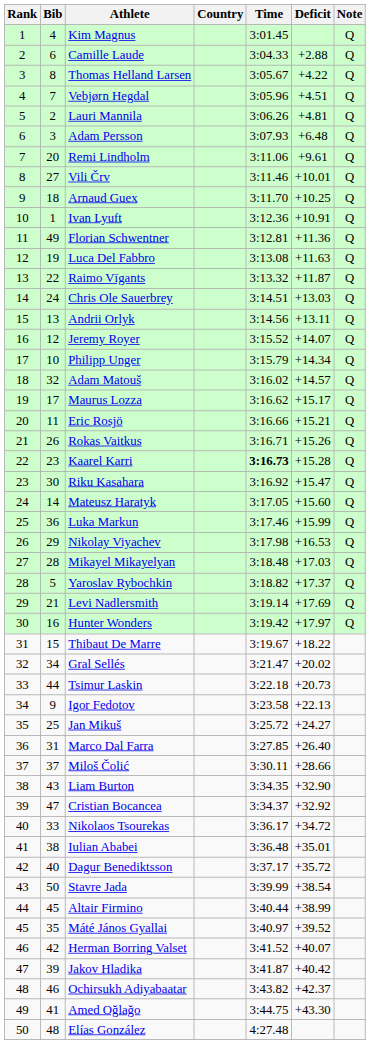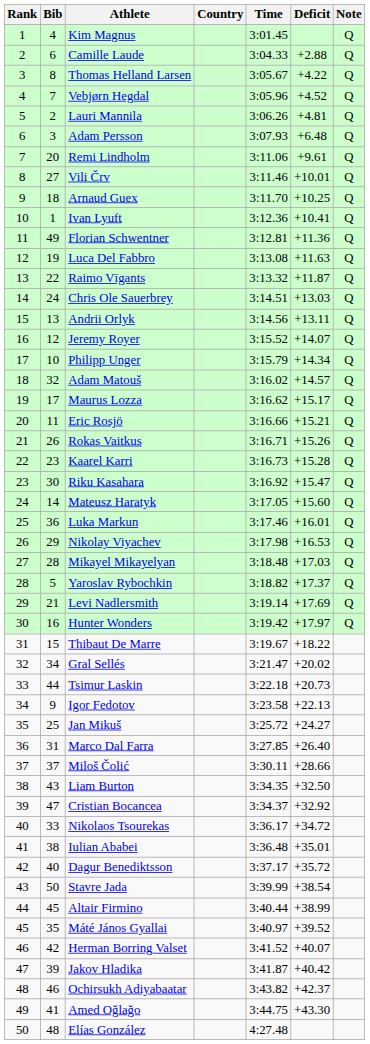(313, 95) +4.51 -> (312, 95) +4.52
(313, 217) +10.91 -> (312, 217) +10.41
(269, 461) bold -> (269, 461) normal
(313, 522) +15.99 -> (312, 522) +16.01
(313, 786) +32.90 -> (312, 786) +32.50
